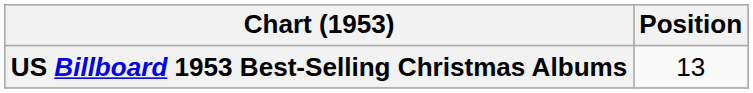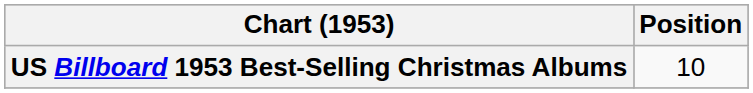(691, 66) 13 -> (691, 66) 10
